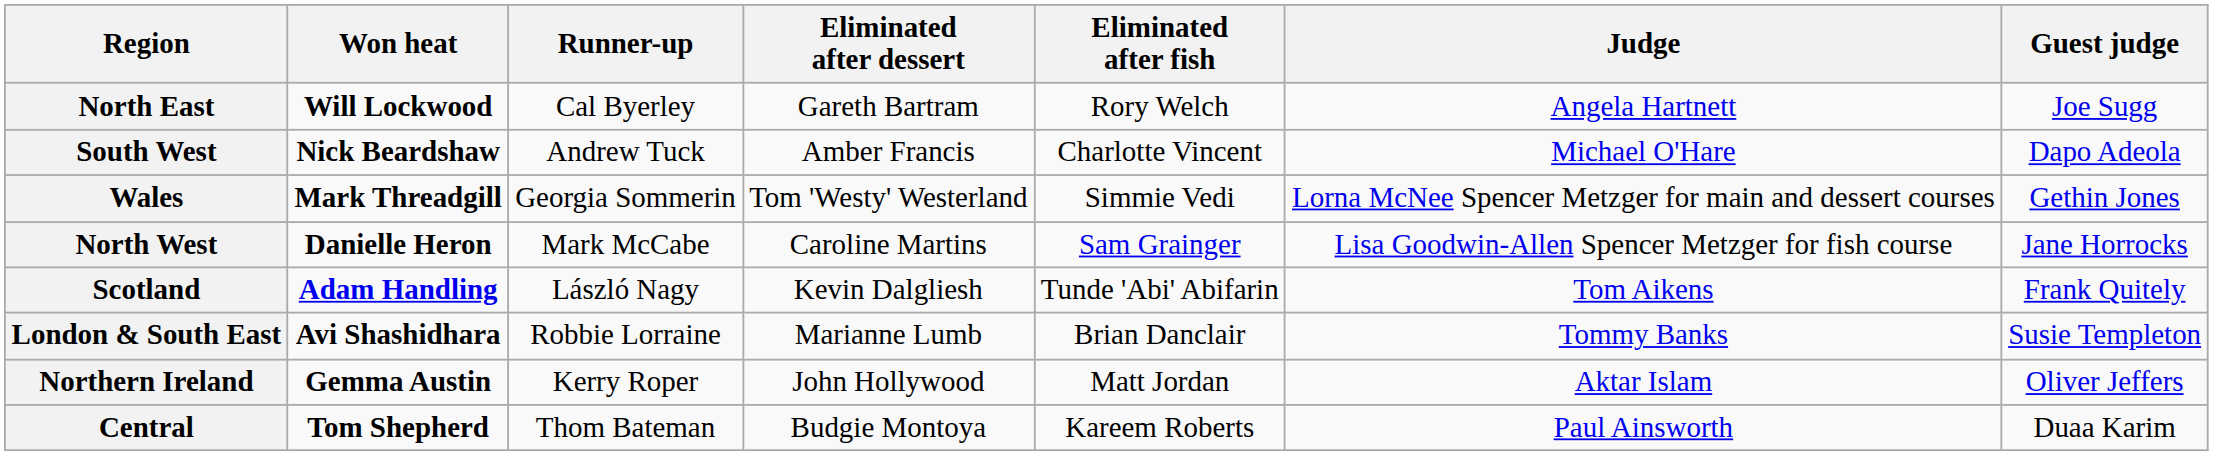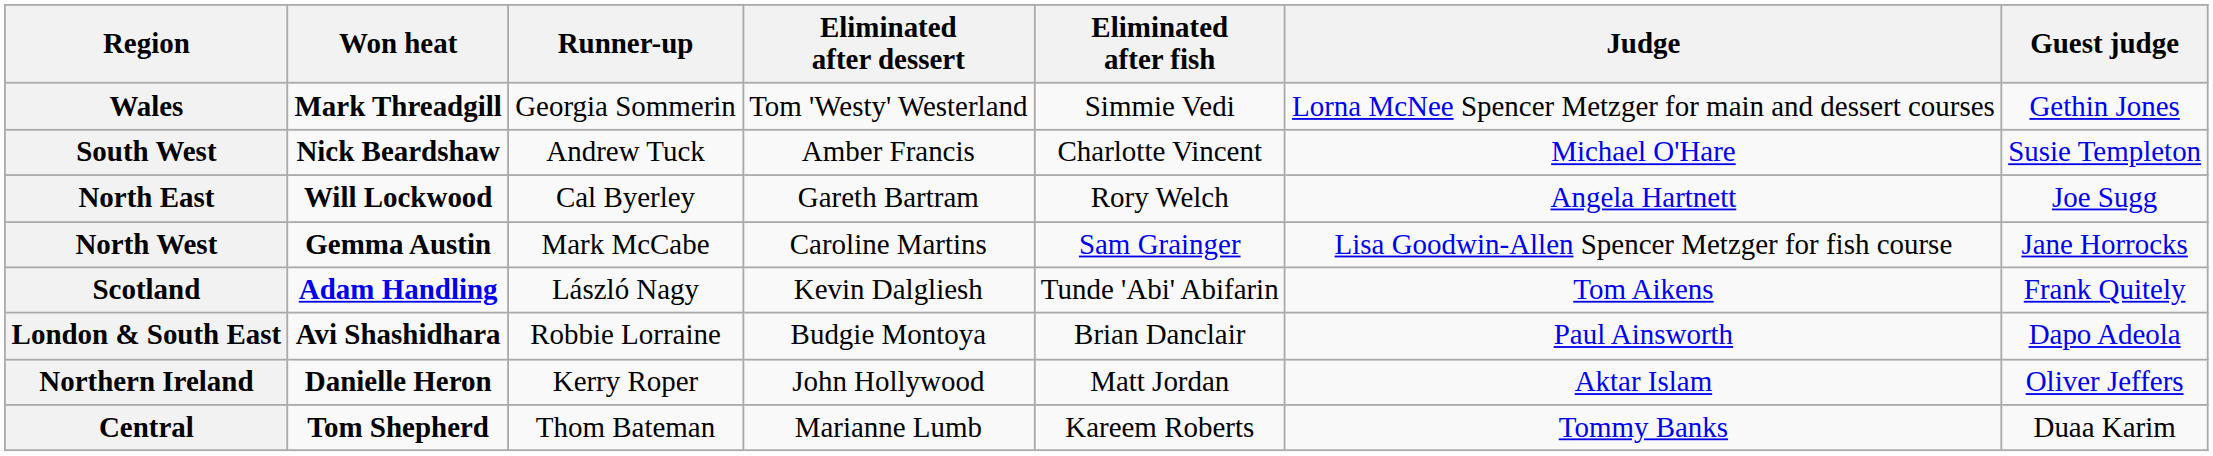rows swapped: (146, 105) <-> (146, 197)
(2105, 151) Dapo Adeola -> (2105, 151) Susie Templeton
(398, 243) Danielle Heron -> (398, 243) Gemma Austin
(888, 335) Marianne Lumb -> (888, 335) Budgie Montoya
(1643, 335) Tommy Banks -> (1643, 335) Paul Ainsworth
(2105, 335) Susie Templeton -> (2105, 335) Dapo Adeola
(398, 381) Gemma Austin -> (398, 381) Danielle Heron
(888, 427) Budgie Montoya -> (888, 427) Marianne Lumb
(1643, 427) Paul Ainsworth -> (1643, 427) Tommy Banks
